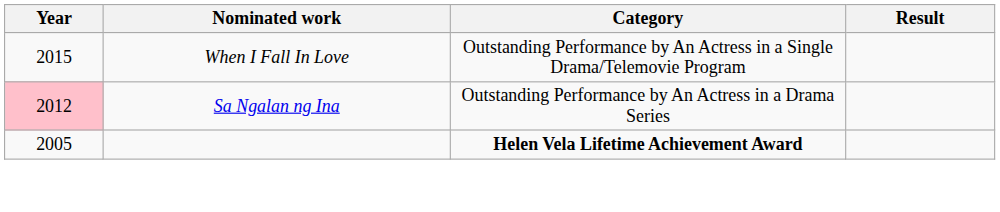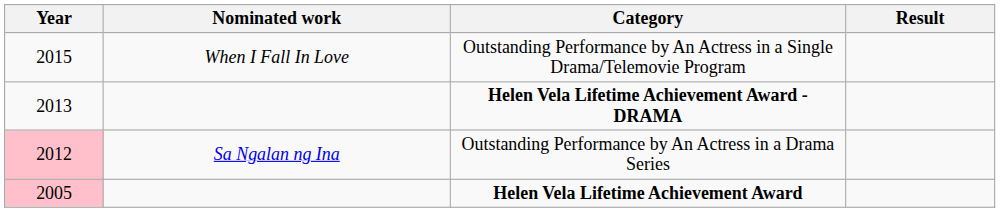+ row: (648, 105)
(54, 144) no background -> (54, 192) pink background
